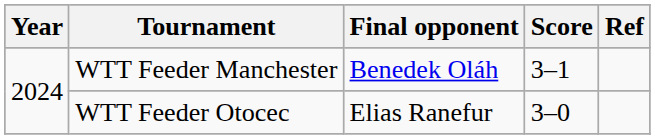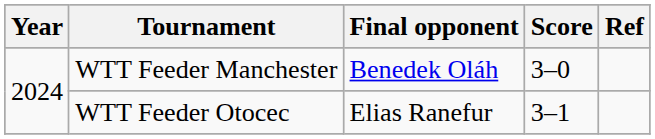(550, 69) 3–1 -> (550, 69) 3–0
(550, 112) 3–0 -> (550, 112) 3–1
